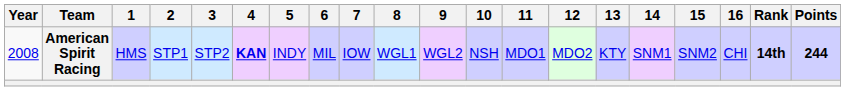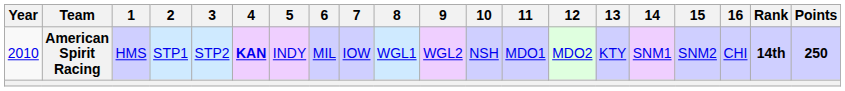(23, 53) 2008 -> (23, 53) 2010
(816, 53) 244 -> (816, 53) 250
